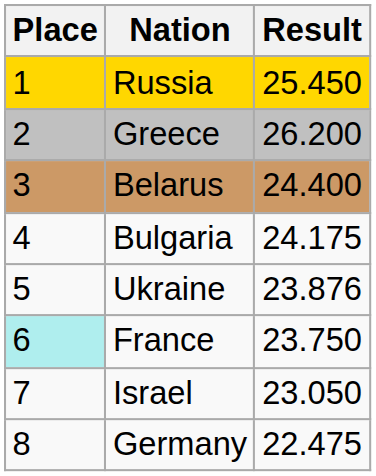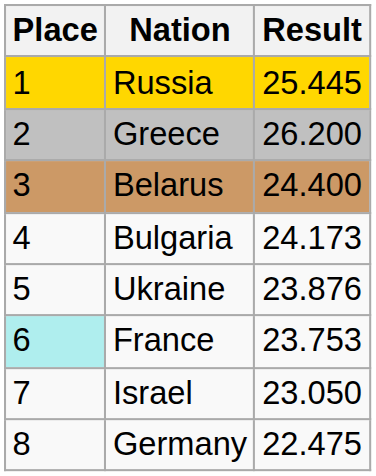(312, 82) 25.450 -> (312, 82) 25.445
(312, 237) 24.175 -> (312, 237) 24.173
(312, 340) 23.750 -> (312, 340) 23.753
